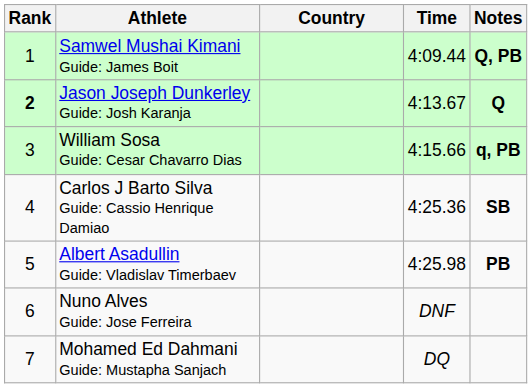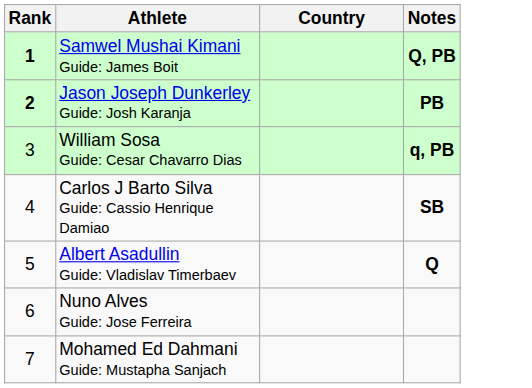- column: (437, 18)
(30, 55) normal -> (30, 55) bold
(498, 103) Q -> (432, 103) PB
(498, 264) PB -> (432, 264) Q
